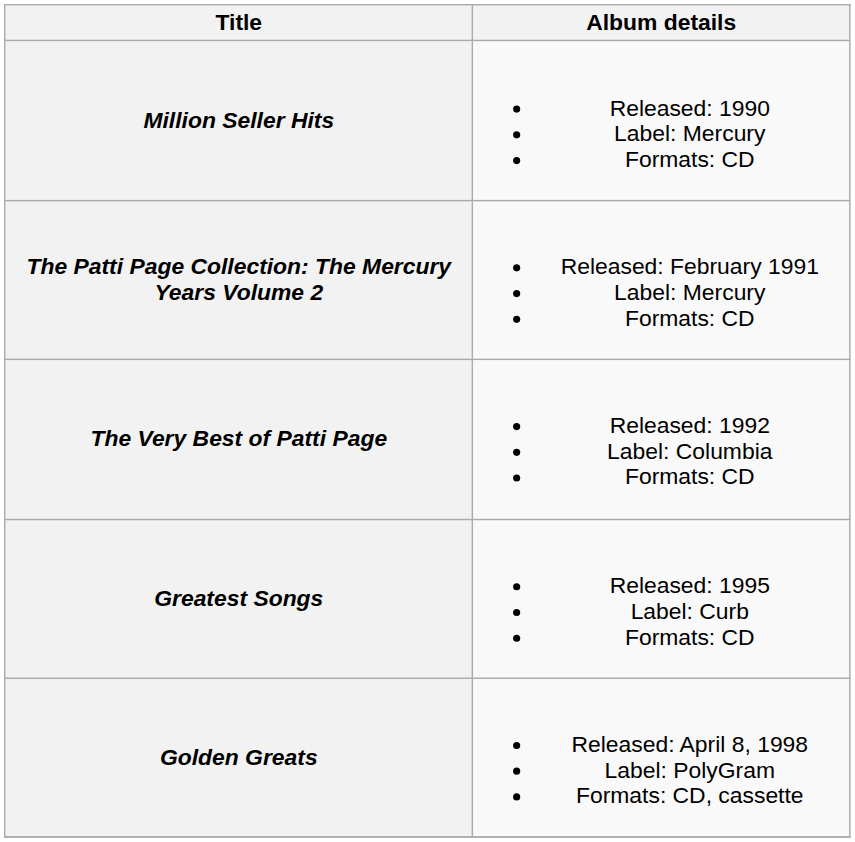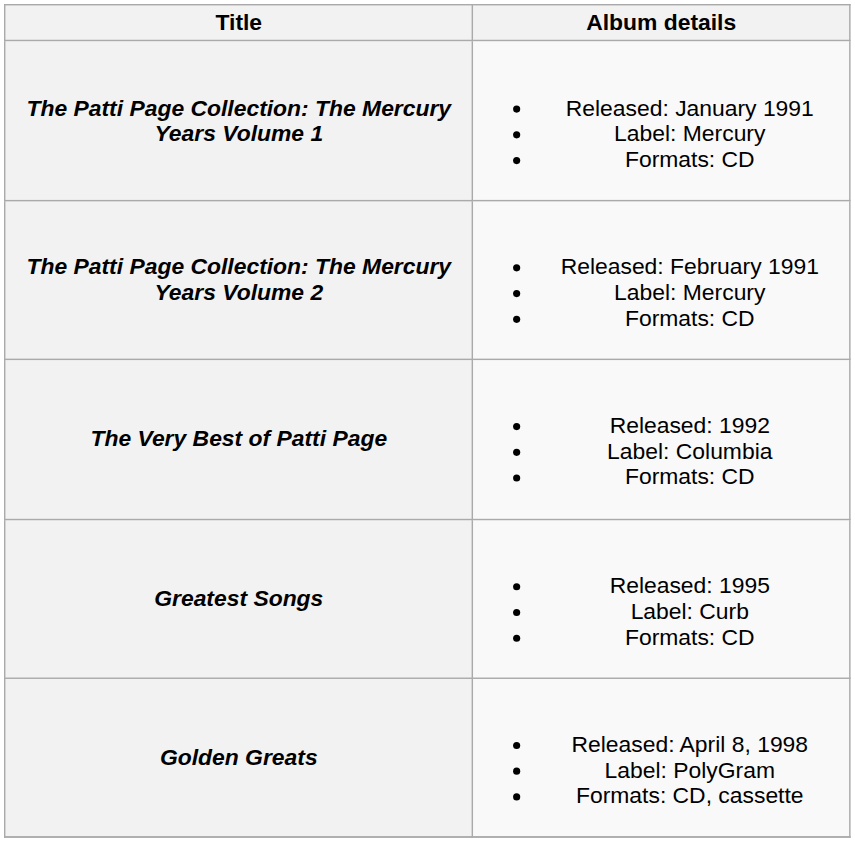- row: (239, 120)
+ row: (239, 120)
